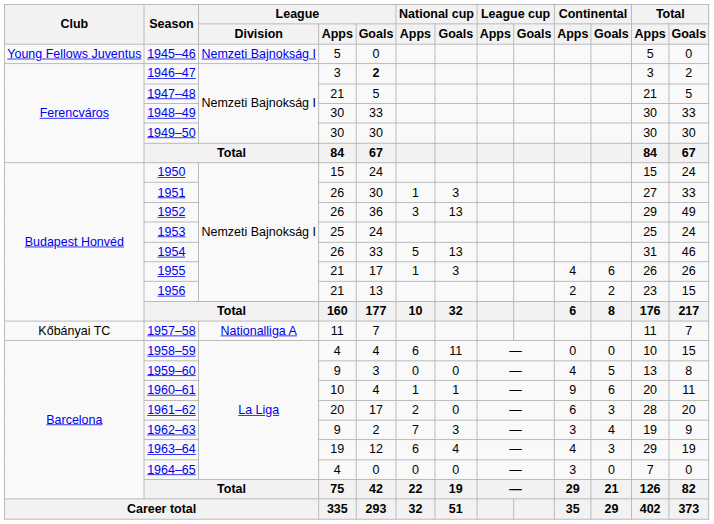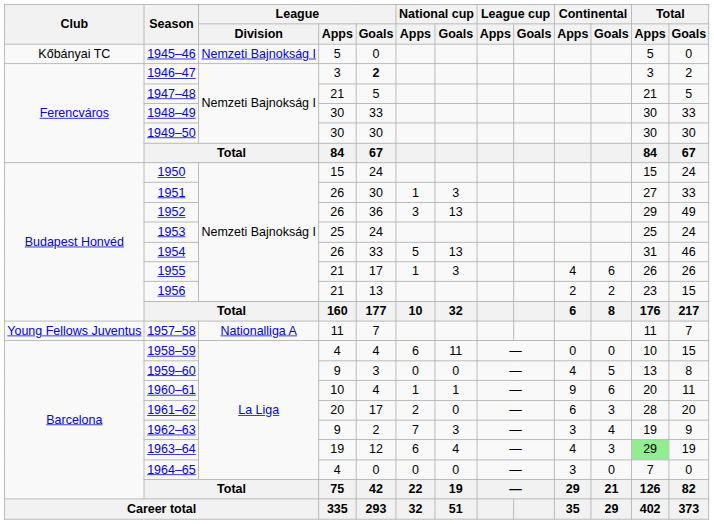(74, 53) Young Fellows Juventus -> (74, 53) Kőbányai TC
(74, 331) Kőbányai TC -> (74, 331) Young Fellows Juventus
(650, 449) no background -> (650, 449) lightgreen background
